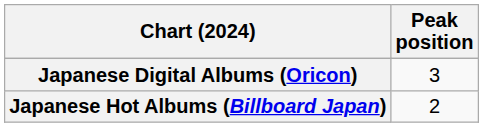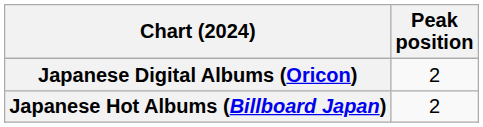(434, 74) 3 -> (434, 74) 2
